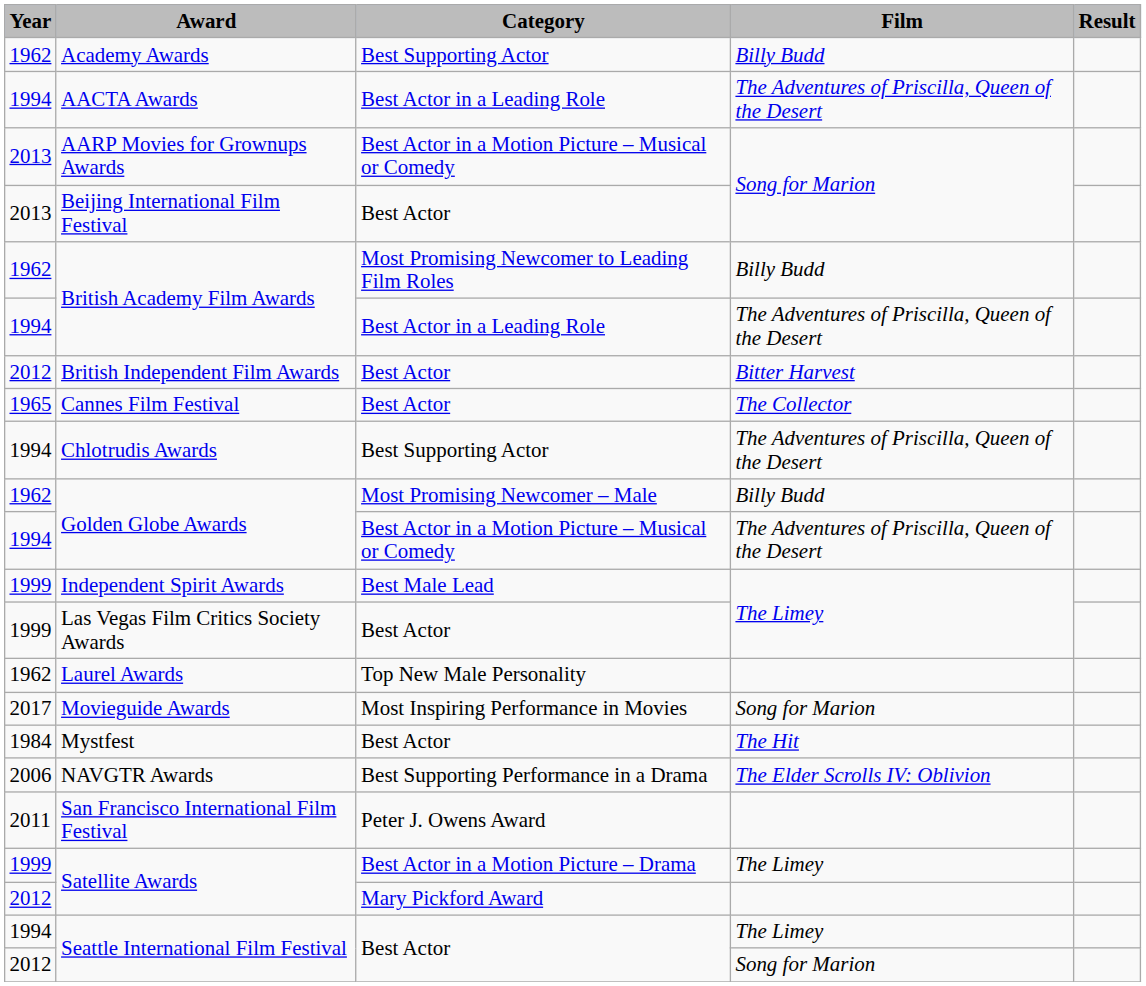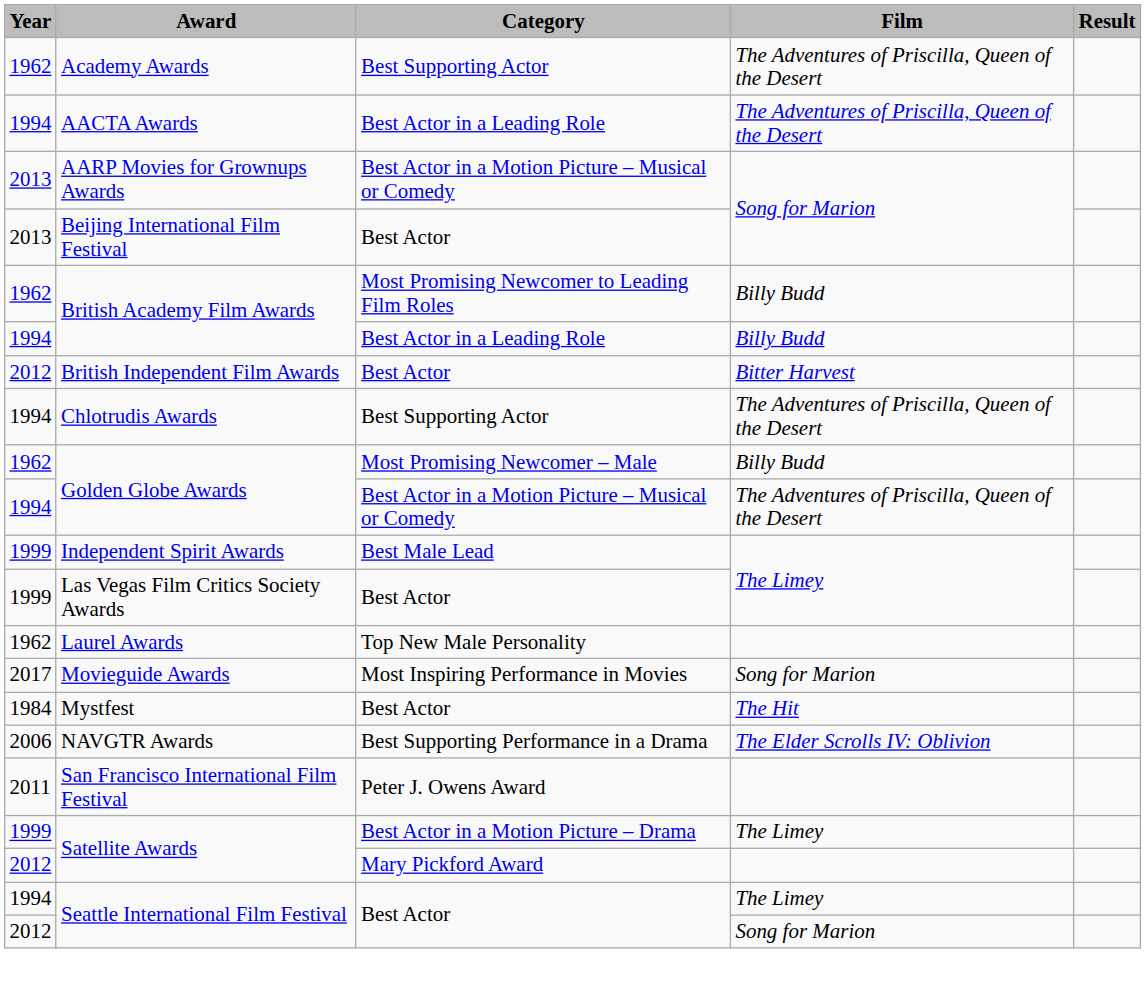(780, 54) Billy Budd -> (893, 66) The Adventures of Priscilla, Queen of the Desert
(893, 326) The Adventures of Priscilla, Queen of the Desert -> (780, 338) Billy Budd
- row: (30, 404)
